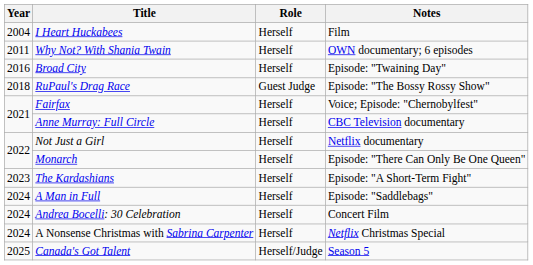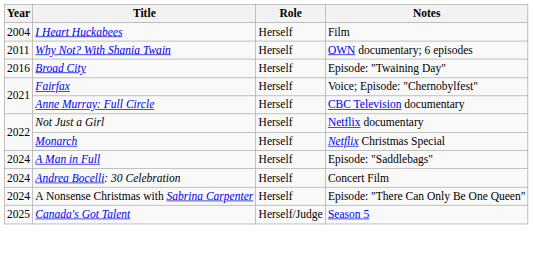- row: (83, 86)
(427, 159) Episode: "There Can Only Be One Queen" -> (386, 141) Netflix Christmas Special
- row: (75, 178)
(386, 232) Netflix Christmas Special -> (427, 196) Episode: "There Can Only Be One Queen"
